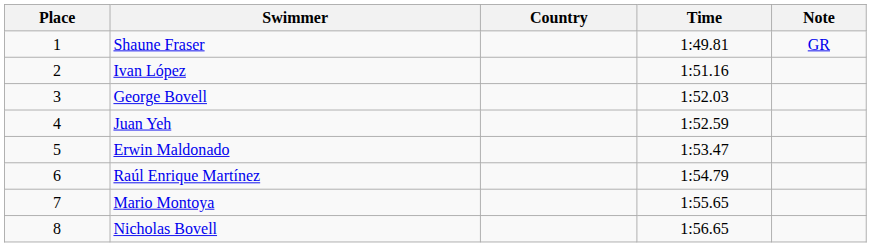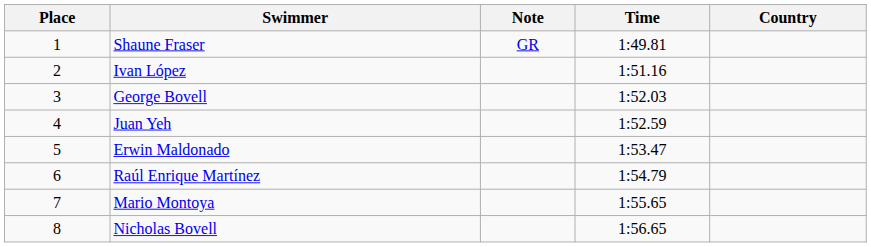columns swapped: (559, 17) <-> (819, 17)
